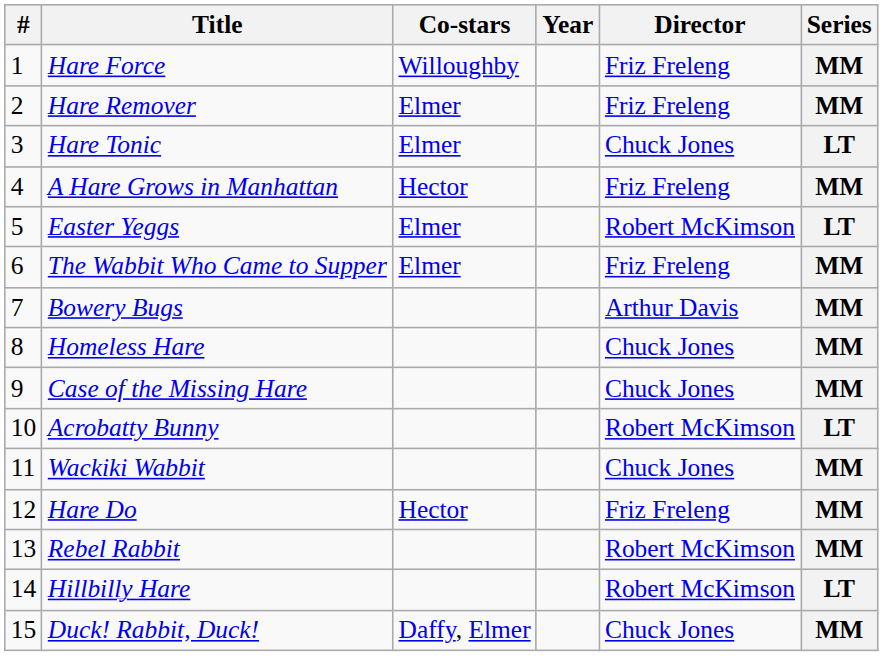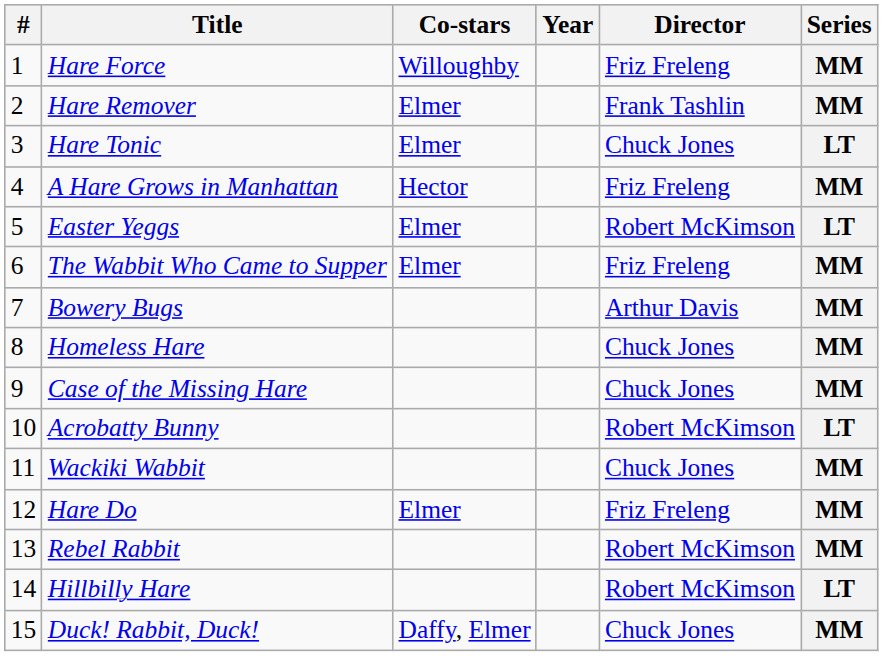(667, 105) Friz Freleng -> (675, 105) Frank Tashlin
(433, 508) Hector -> (430, 508) Elmer
